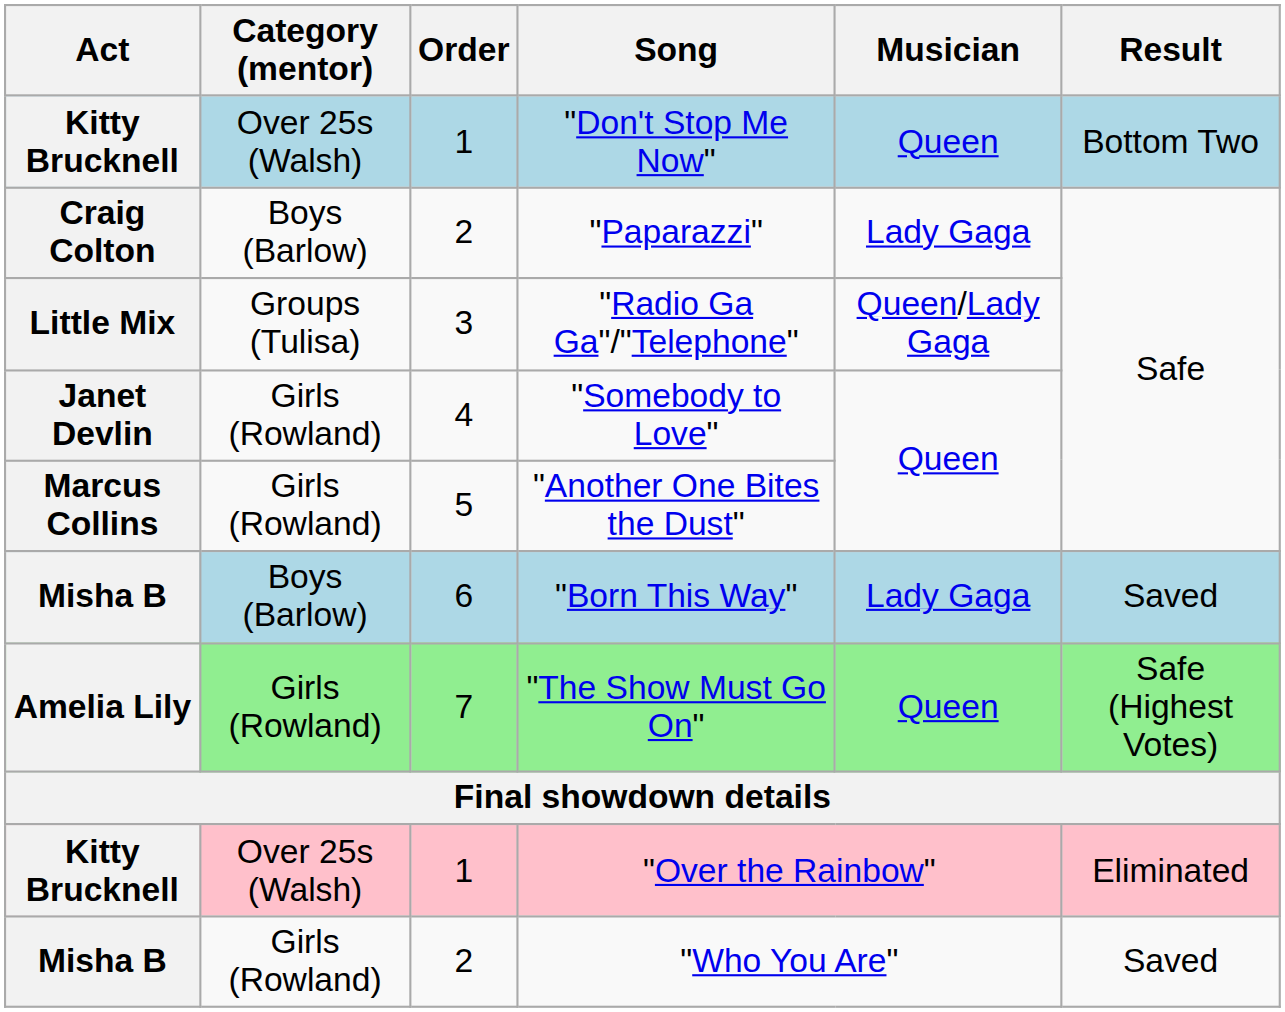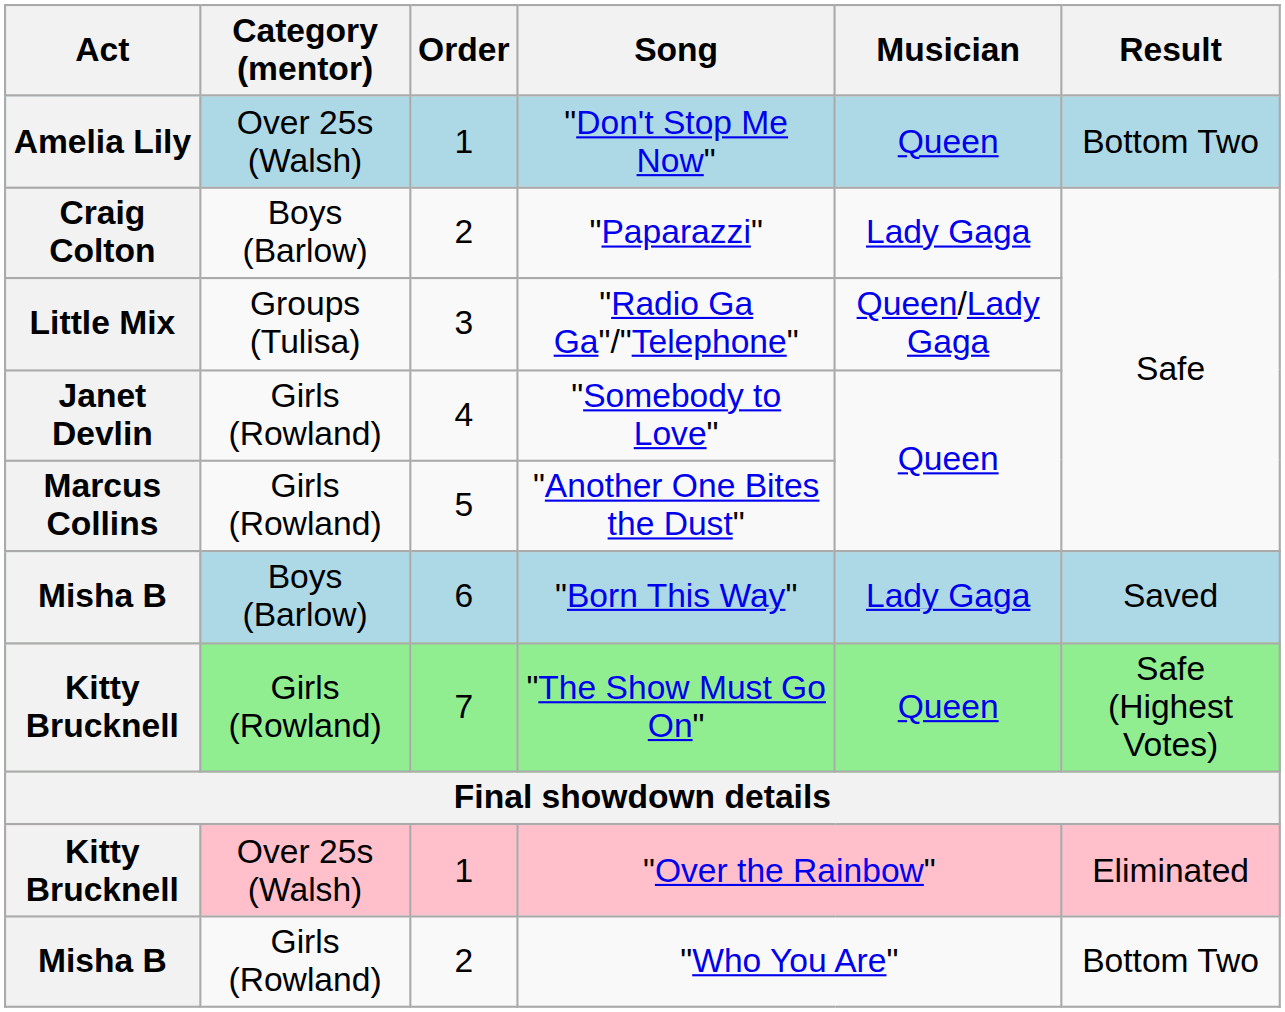(102, 141) Kitty Brucknell -> (102, 141) Amelia Lily
(102, 706) Amelia Lily -> (102, 706) Kitty Brucknell
(1171, 960) Saved -> (1171, 960) Bottom Two
